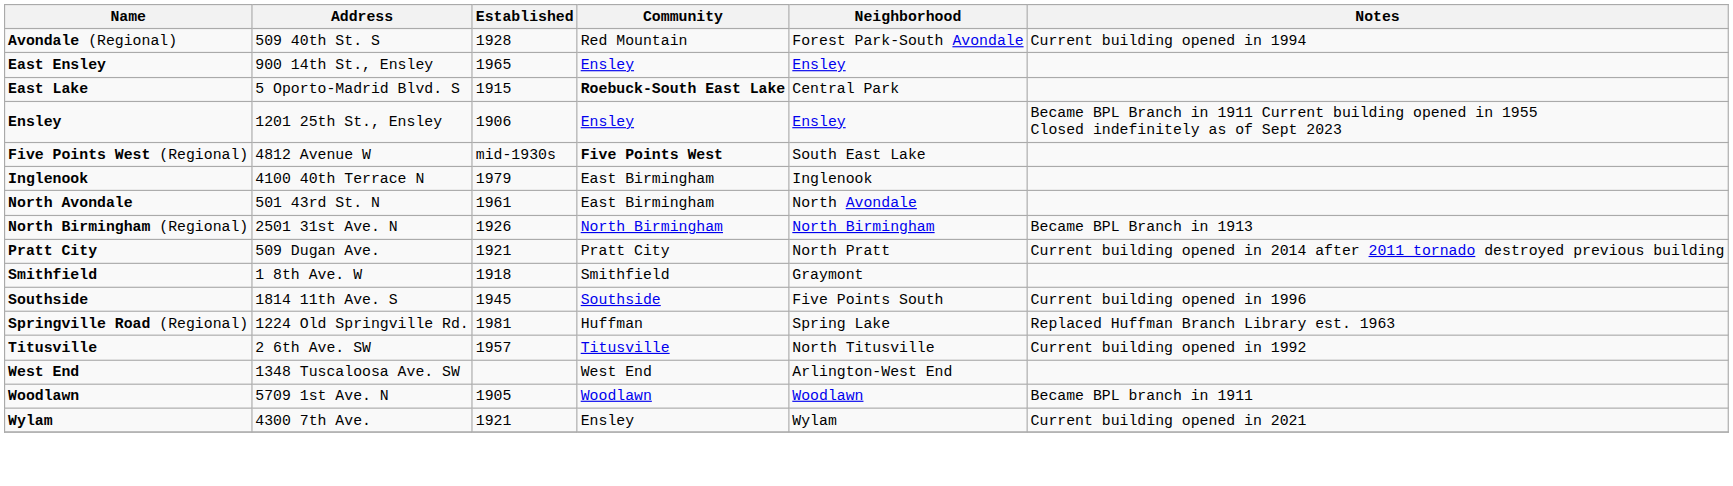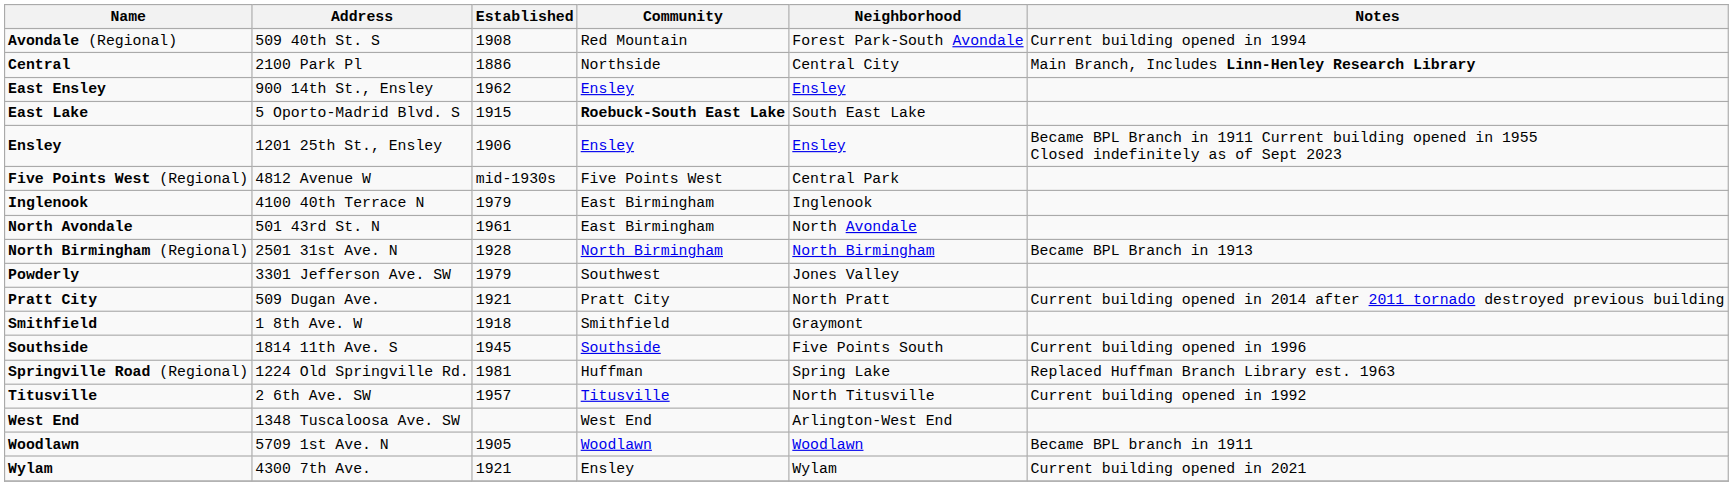(494, 41) 1928 -> (494, 41) 1908
+ row: (39, 65)
(494, 65) 1965 -> (494, 89) 1962
(846, 89) Central Park -> (859, 113) South East Lake
(652, 155) bold -> (652, 179) normal
(859, 155) South East Lake -> (846, 179) Central Park
(494, 227) 1926 -> (494, 251) 1928
+ row: (44, 275)
